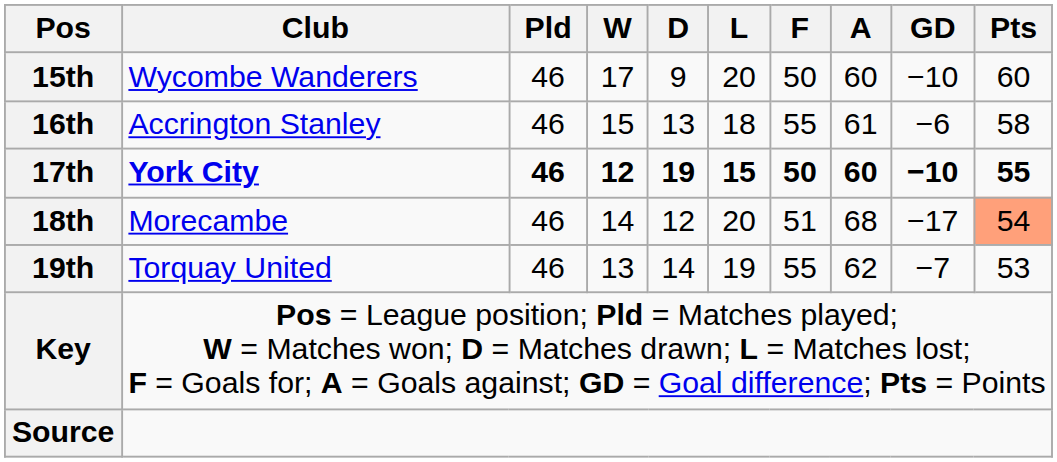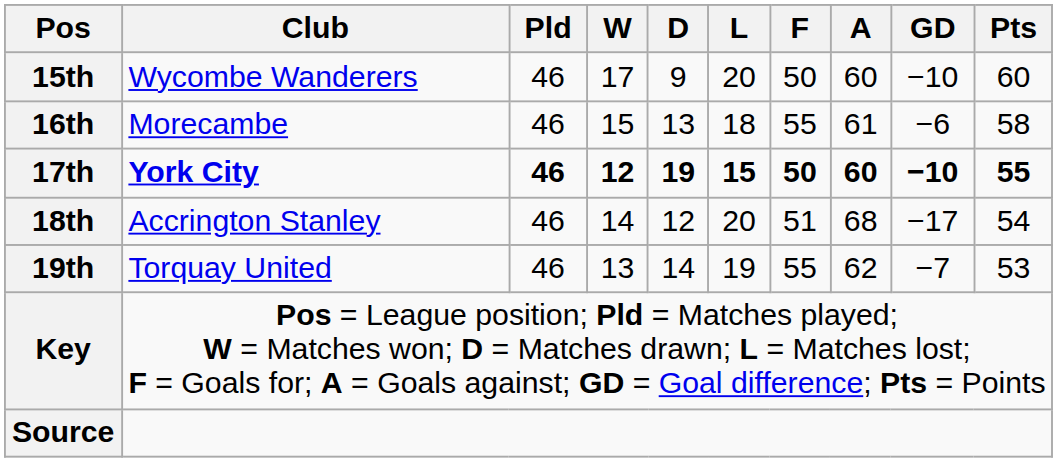(254, 124) Accrington Stanley -> (208, 124) Morecambe
(208, 220) Morecambe -> (254, 220) Accrington Stanley
(1014, 220) lightsalmon background -> (1014, 220) no background
